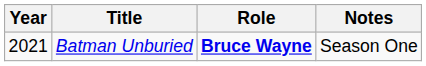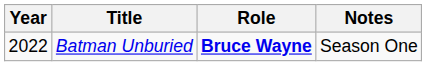(28, 46) 2021 -> (28, 46) 2022
